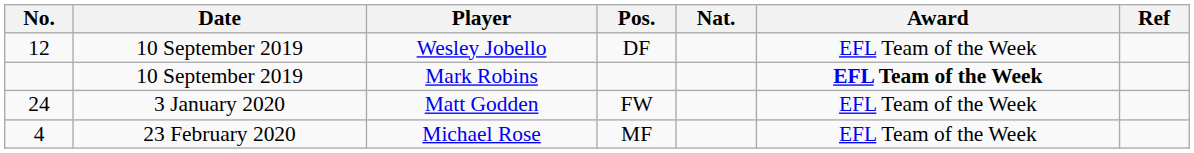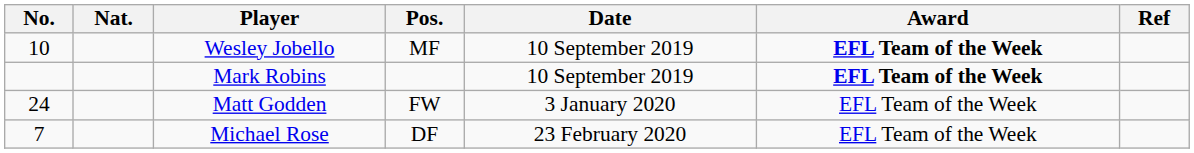columns swapped: (716, 18) <-> (220, 18)
(39, 47) 12 -> (39, 47) 10
(637, 47) DF -> (425, 47) MF
(938, 47) normal -> (938, 47) bold
(39, 133) 4 -> (39, 133) 7
(637, 133) MF -> (425, 133) DF
